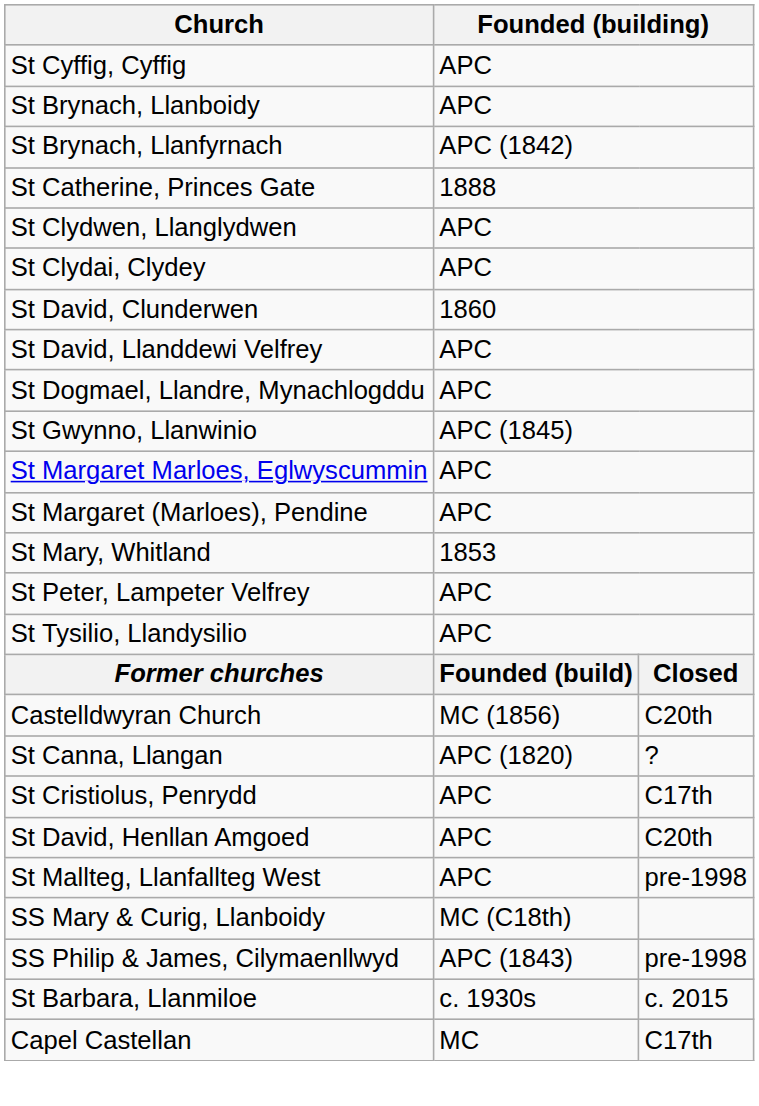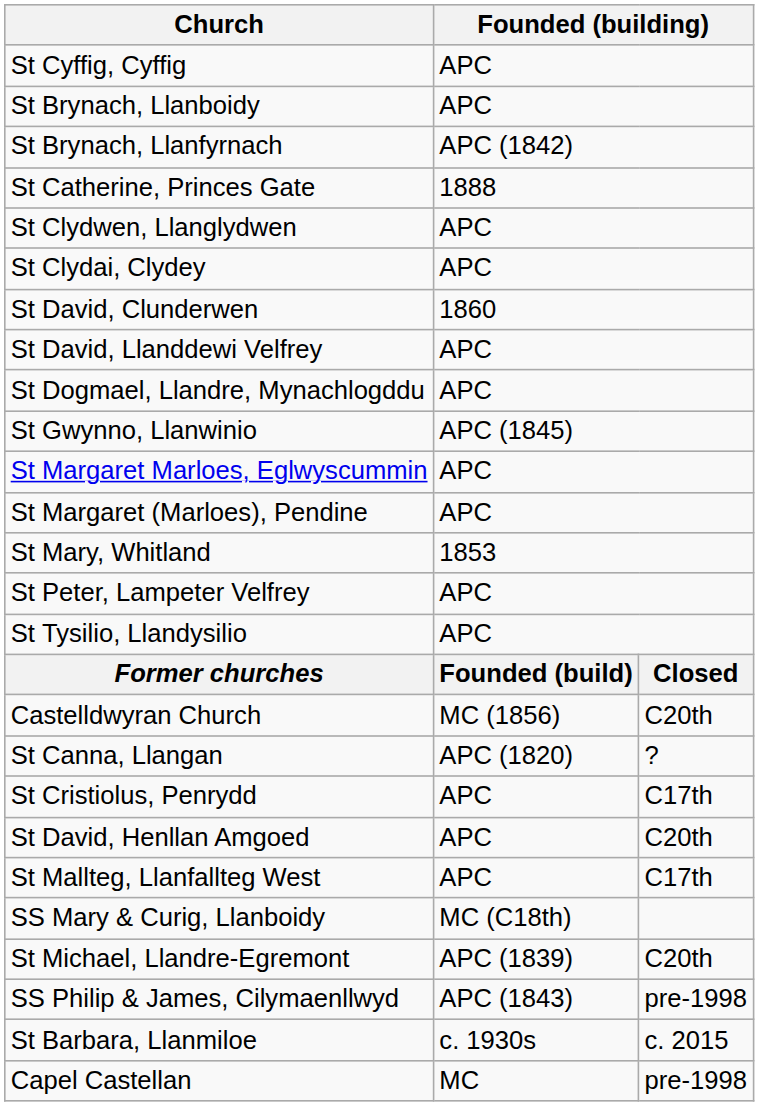(696, 877) pre-1998 -> (679, 877) C17th
+ row: (180, 958)
(679, 1039) C17th -> (696, 1080) pre-1998
